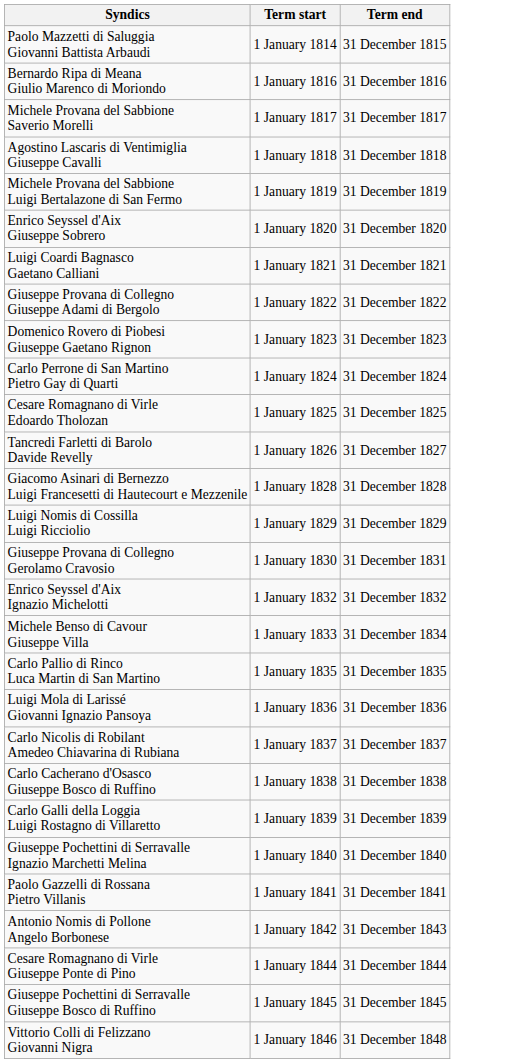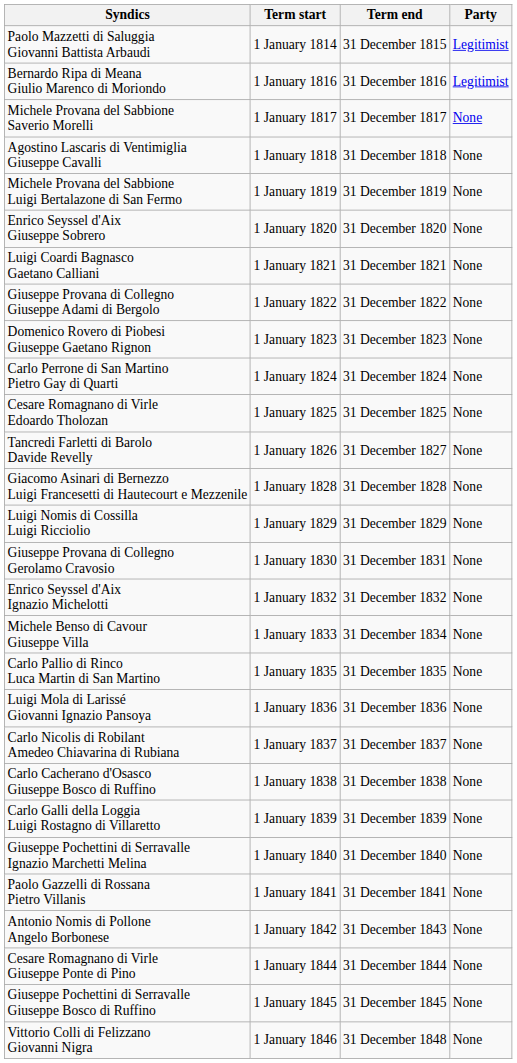+ column: (481, 15)
